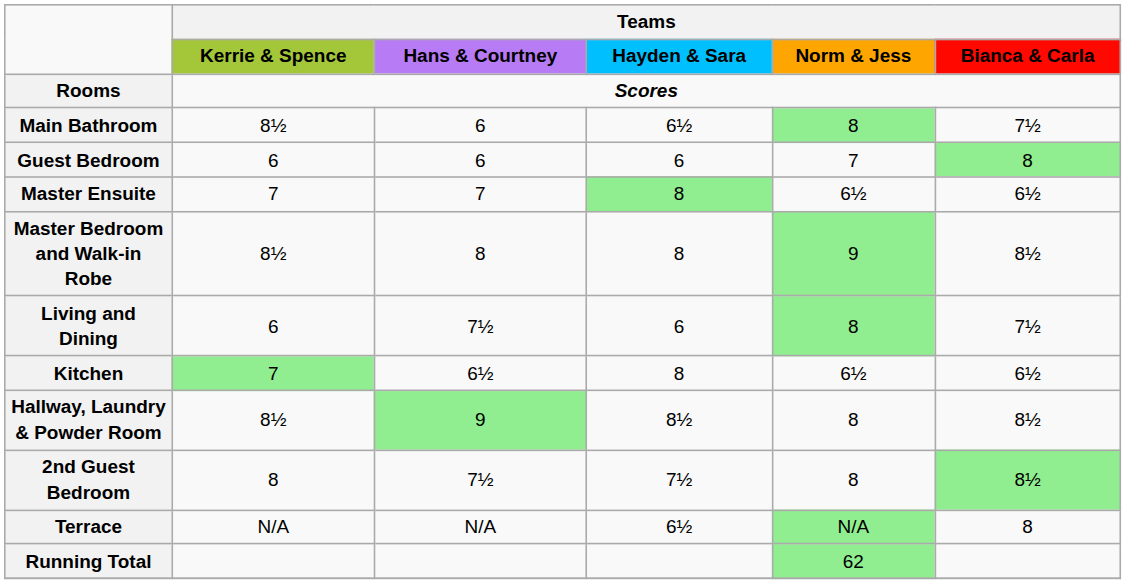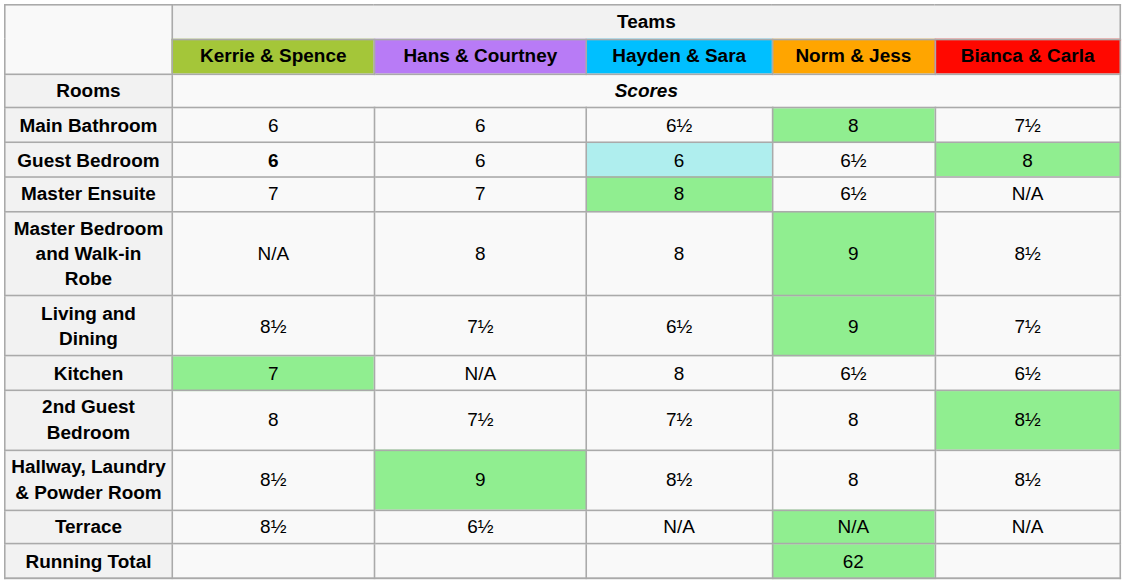(273, 125) 8½ -> (273, 125) 6
(273, 160) normal -> (273, 160) bold
(679, 160) no background -> (679, 160) paleturquoise background
(853, 160) 7 -> (853, 160) 6½
(1028, 194) 6½ -> (1028, 194) N/A
(273, 254) 8½ -> (273, 254) N/A
(273, 326) 6 -> (273, 326) 8½
(679, 326) 6 -> (679, 326) 6½
(853, 326) 8 -> (853, 326) 9
(480, 373) 6½ -> (480, 373) N/A
rows swapped: (88, 420) <-> (88, 480)
(273, 527) N/A -> (273, 527) 8½
(480, 527) N/A -> (480, 527) 6½
(679, 527) 6½ -> (679, 527) N/A
(1028, 527) 8 -> (1028, 527) N/A
